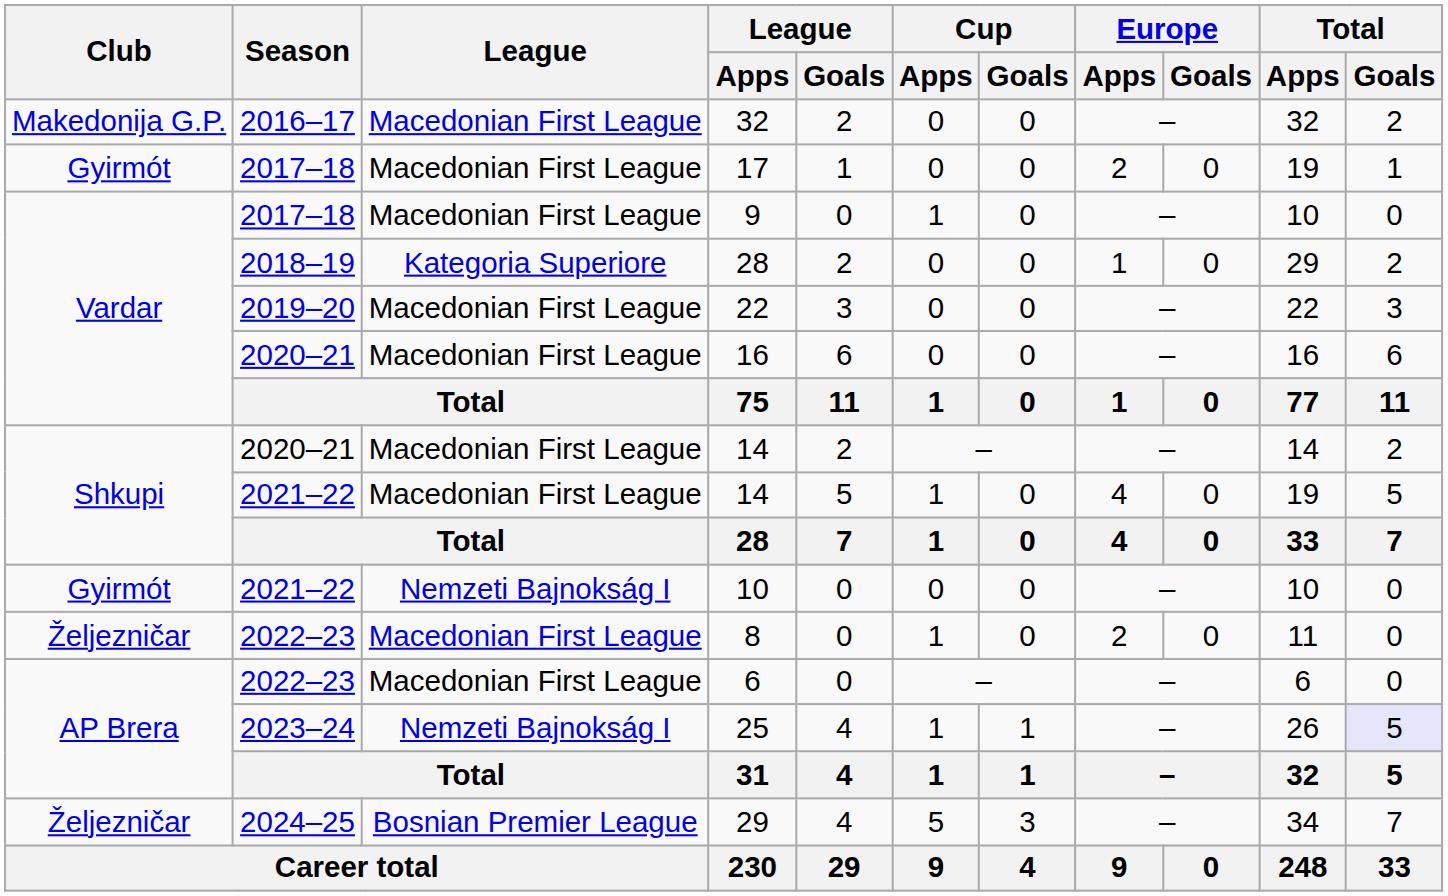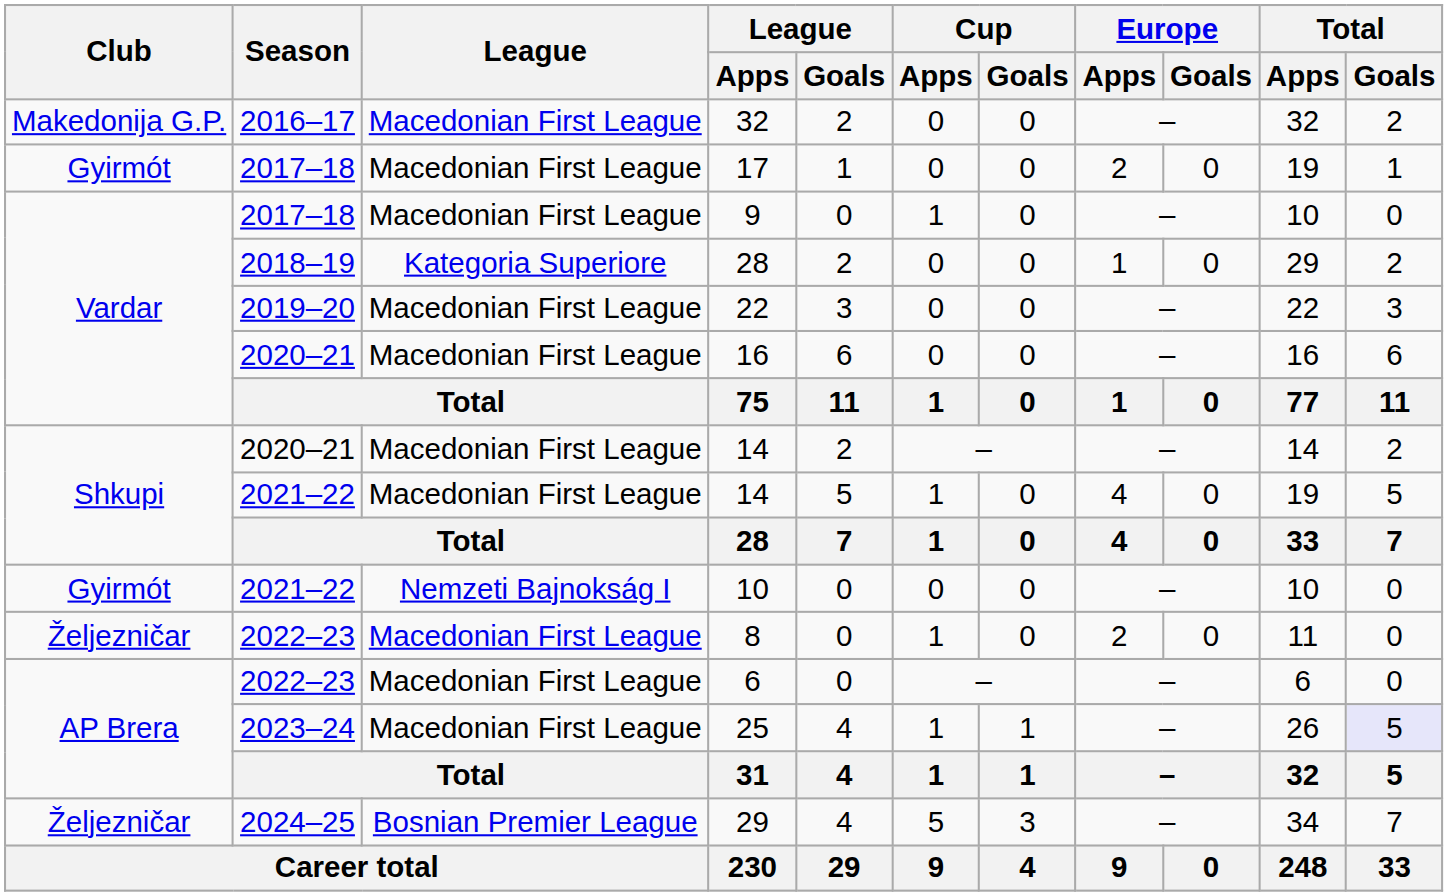(535, 728) Nemzeti Bajnokság I -> (535, 728) Macedonian First League
